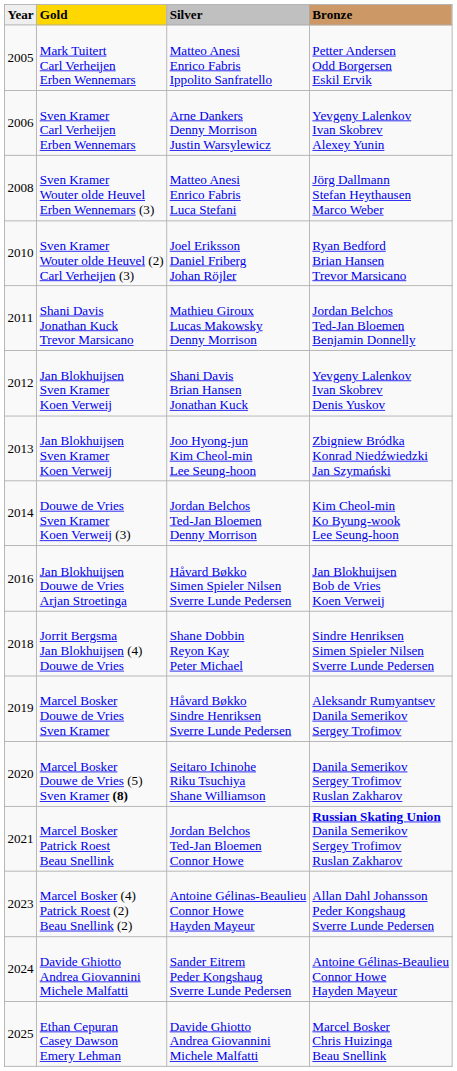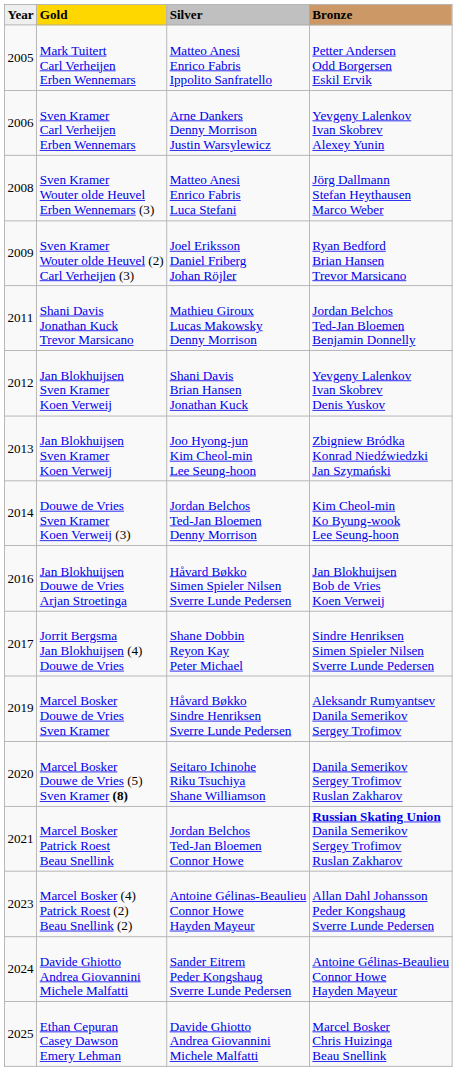(21, 253) 2010 -> (21, 253) 2009
(21, 643) 2018 -> (21, 643) 2017
